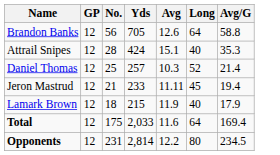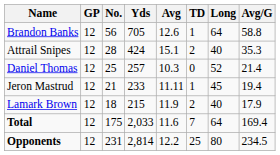+ column: (197, 13)
